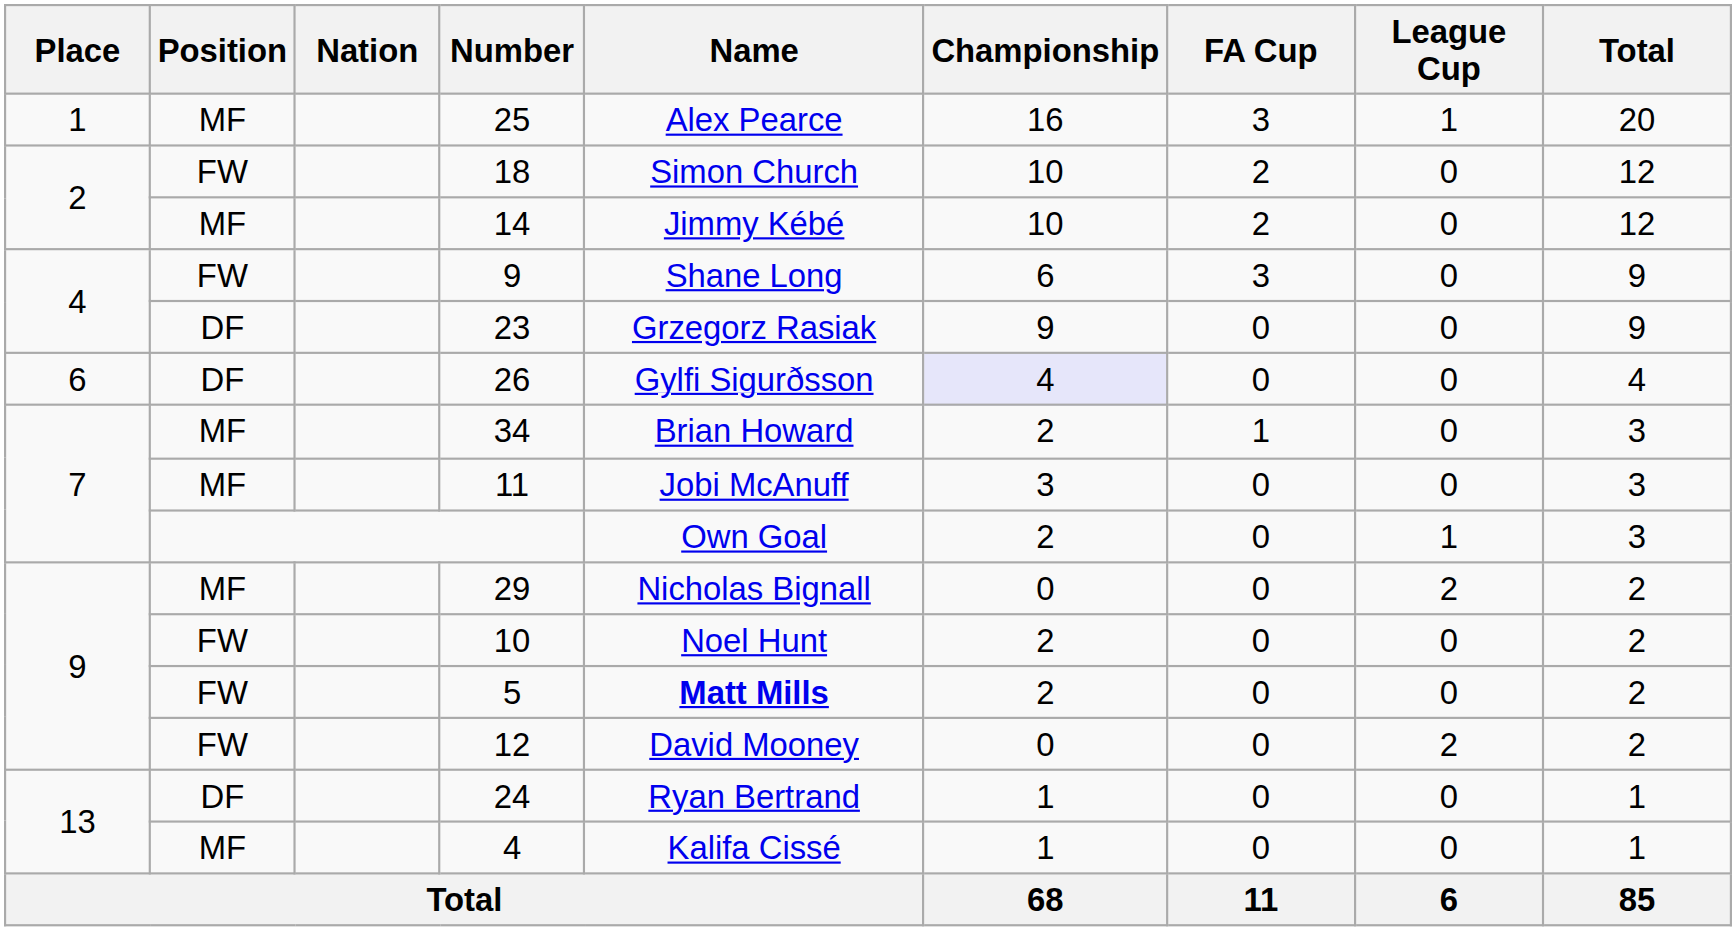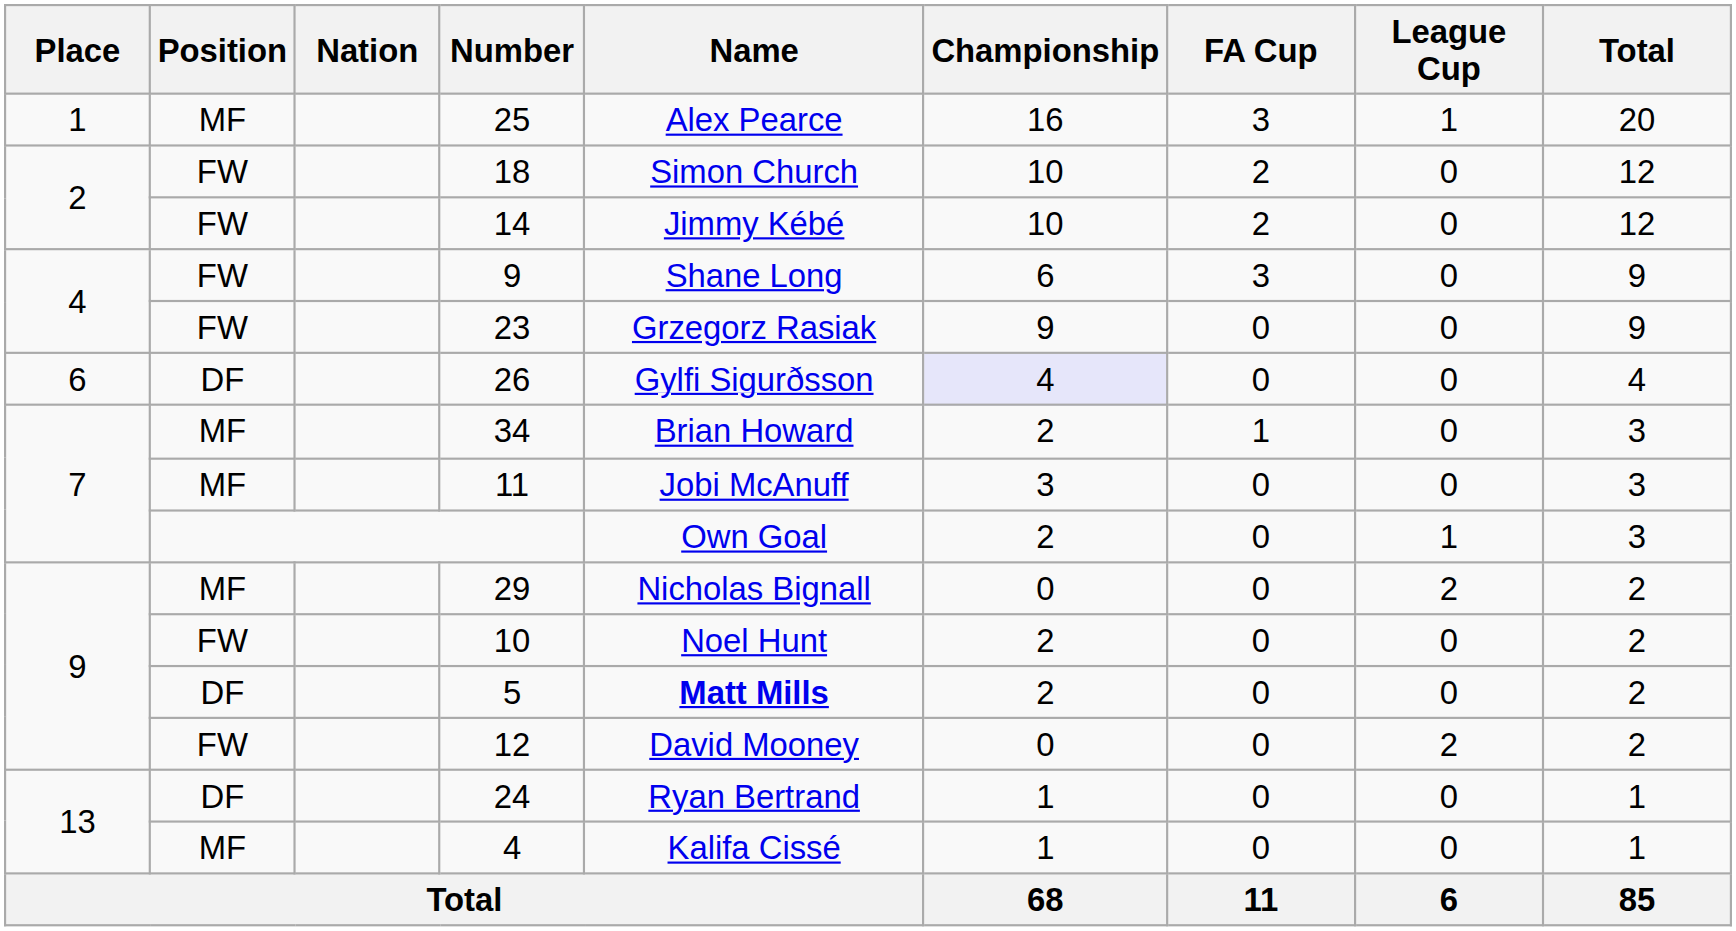(222, 224) MF -> (222, 224) FW
(222, 328) DF -> (222, 328) FW
(222, 692) FW -> (222, 692) DF
